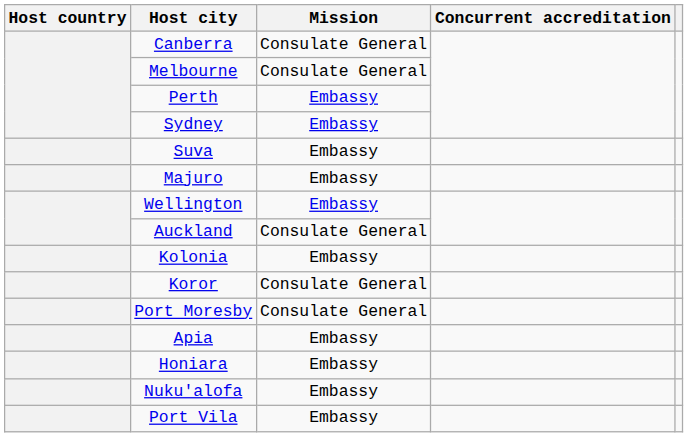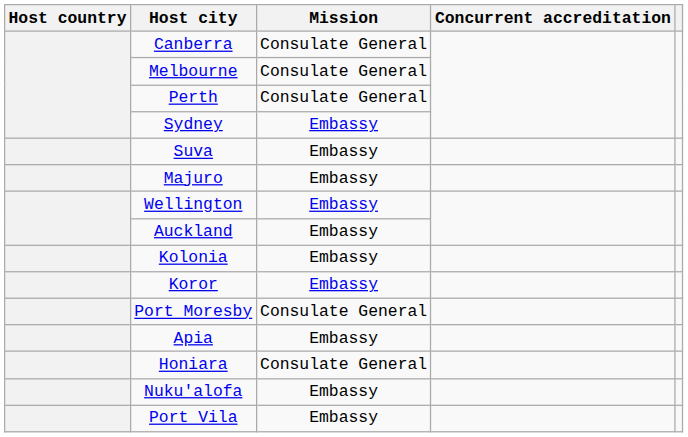(344, 98) Embassy -> (344, 98) Consulate General
(344, 232) Consulate General -> (344, 232) Embassy
(344, 285) Consulate General -> (344, 285) Embassy
(344, 365) Embassy -> (344, 365) Consulate General
